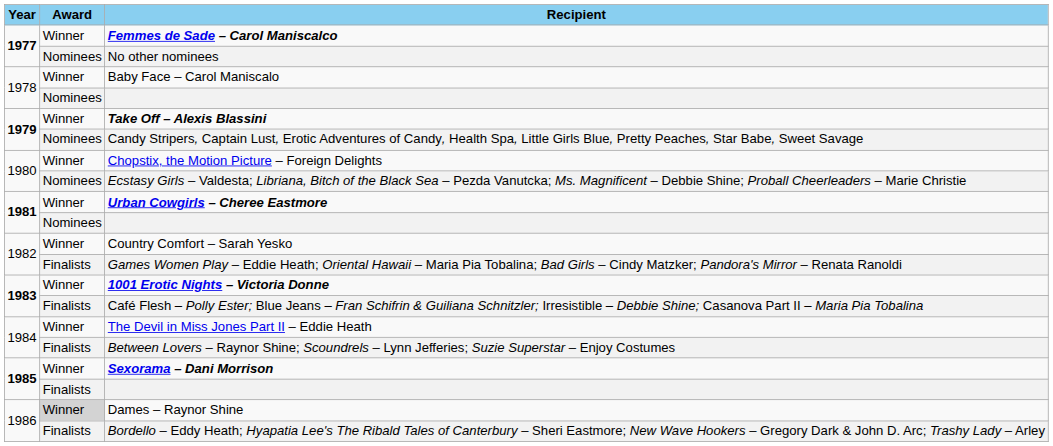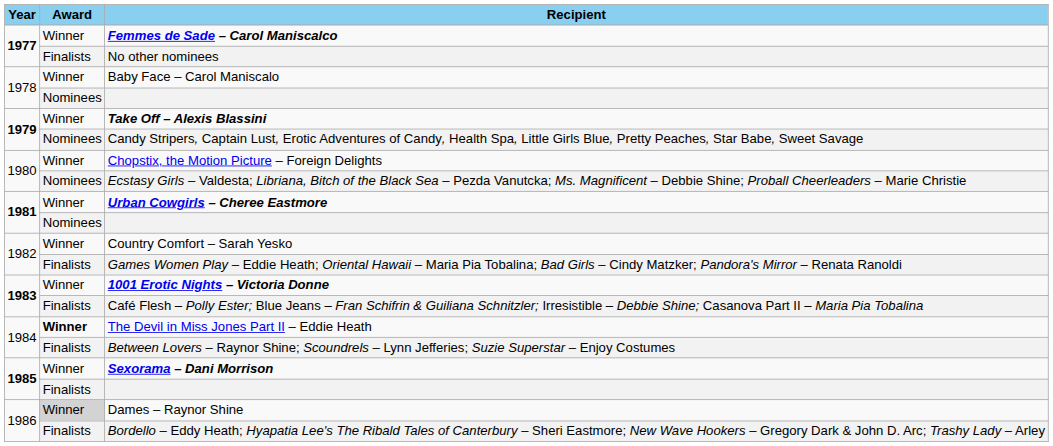(72, 56) Nominees -> (67, 56) Finalists
(63, 327) normal -> (65, 327) bold
